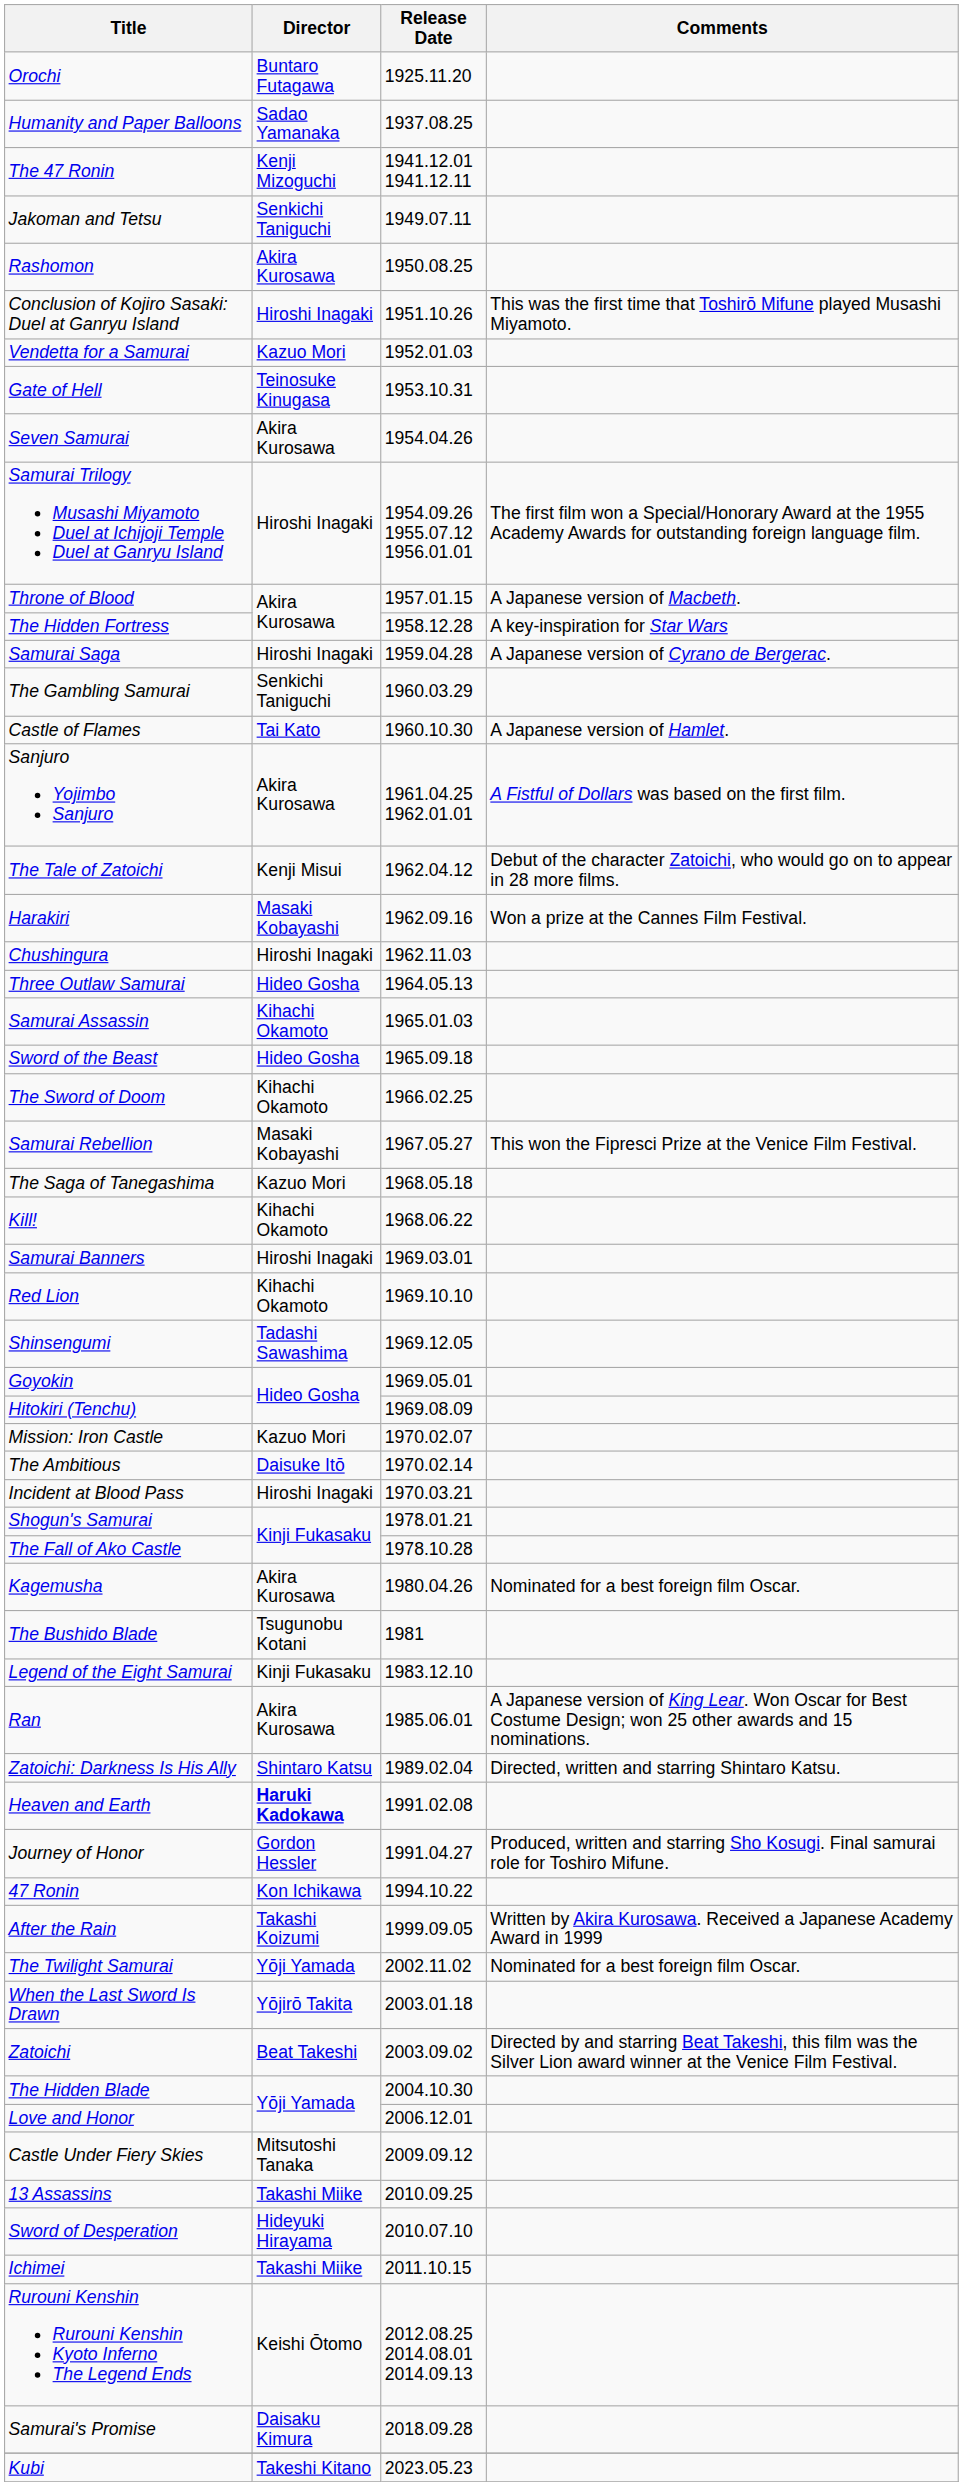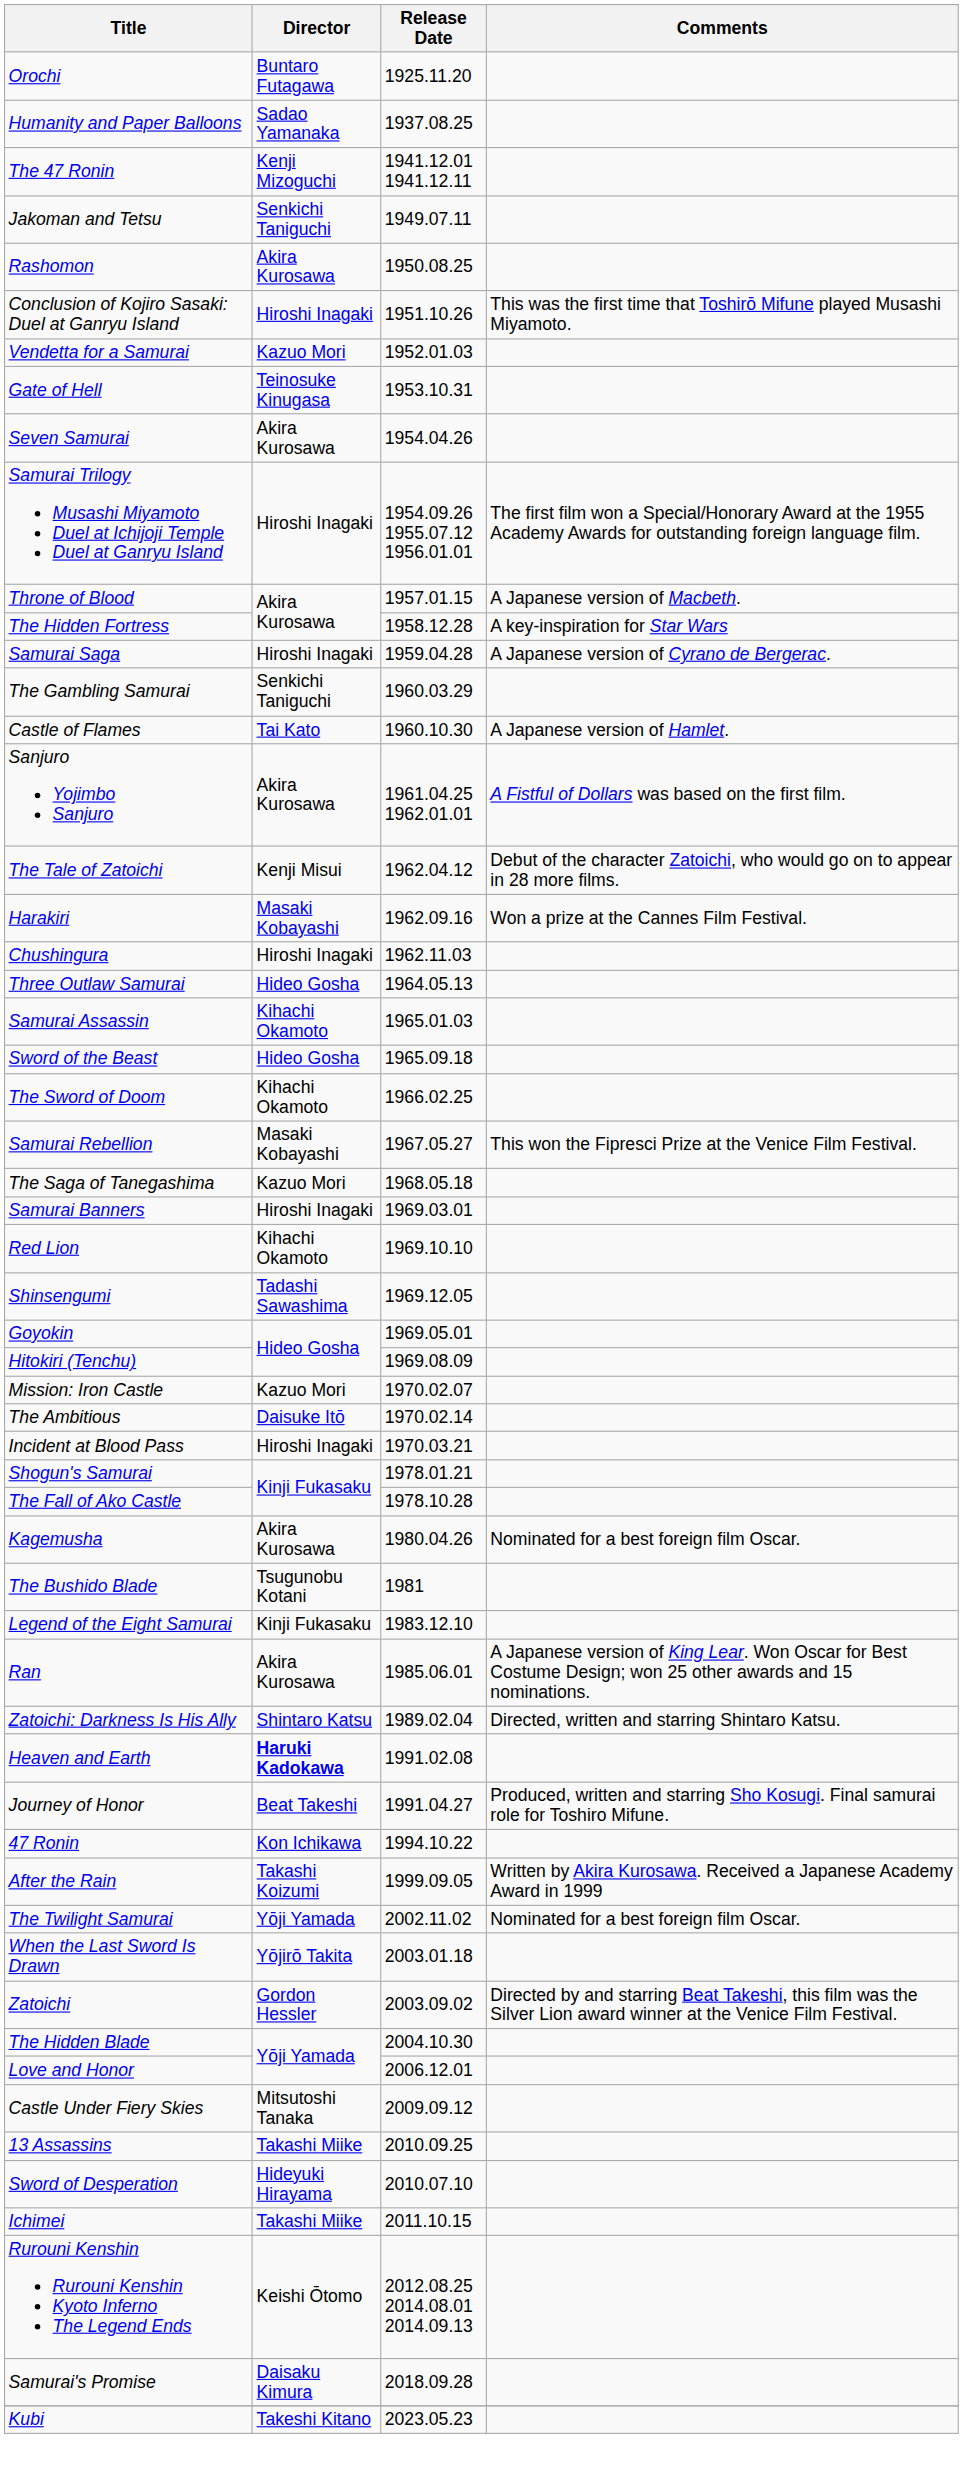- row: (23, 1220)
(286, 1853) Gordon Hessler -> (307, 1805) Beat Takeshi
(307, 2052) Beat Takeshi -> (286, 2004) Gordon Hessler
